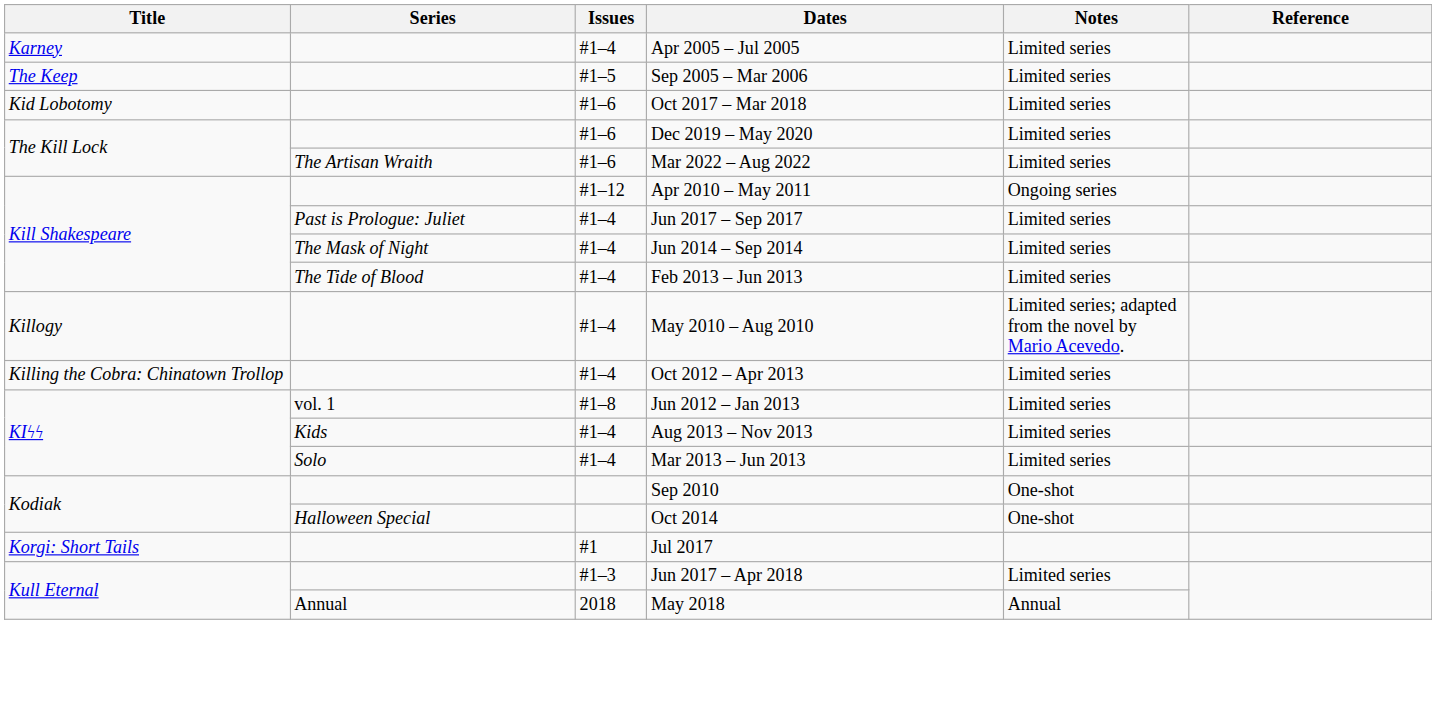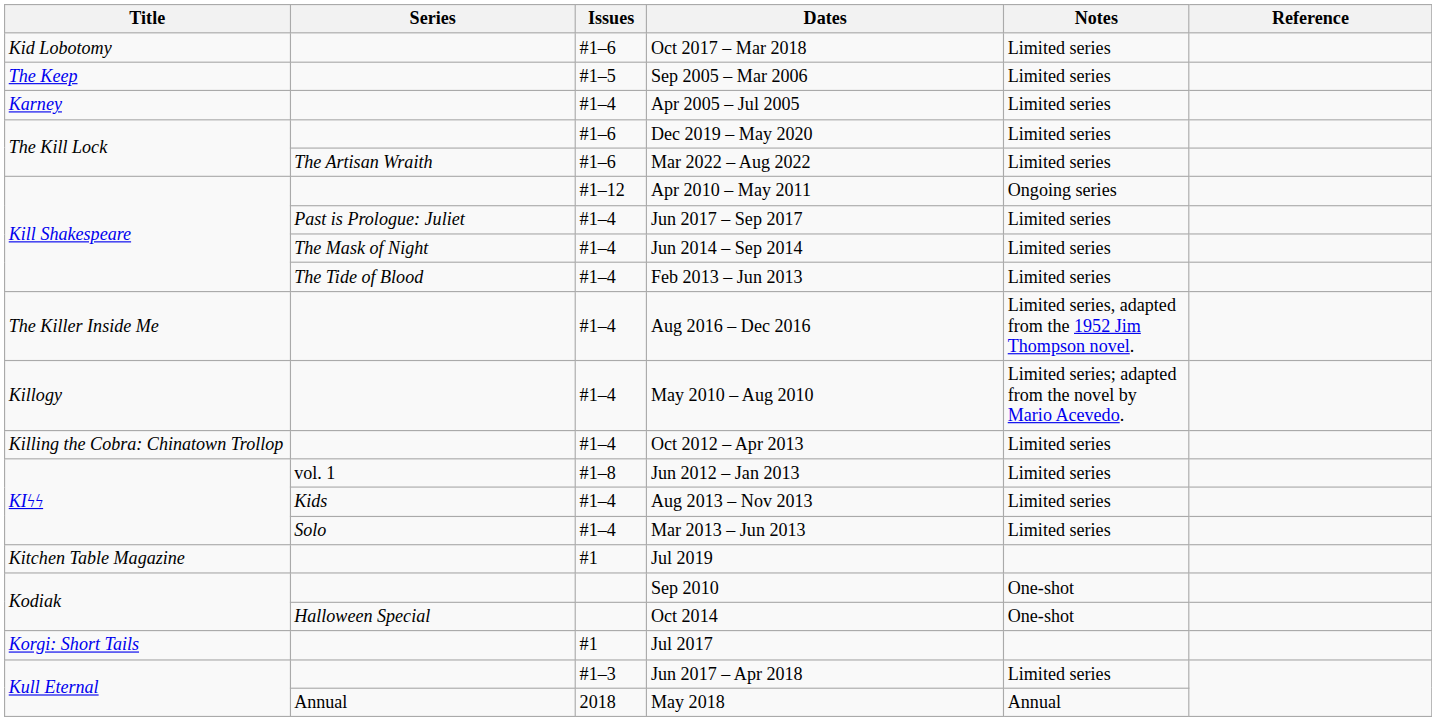rows swapped: (725, 47) <-> (729, 104)
+ row: (731, 325)
+ row: (682, 558)
